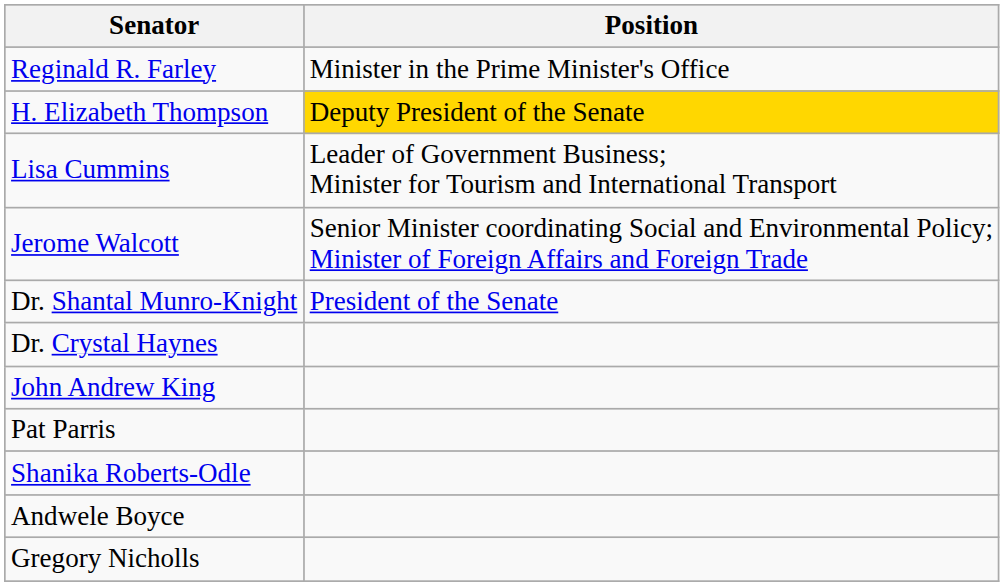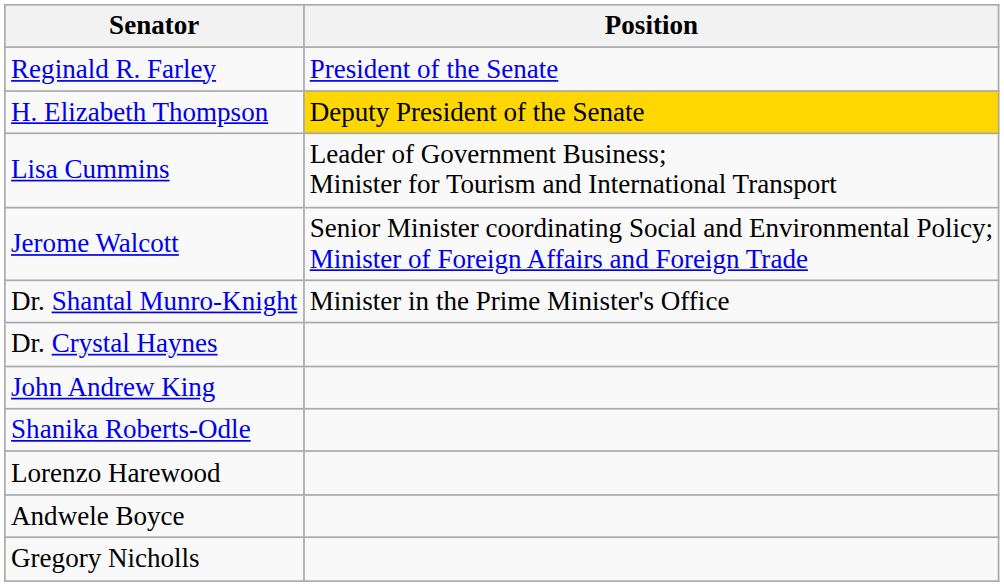(520, 68) Minister in the Prime Minister's Office -> (434, 68) President of the Senate
(434, 301) President of the Senate -> (520, 301) Minister in the Prime Minister's Office
- row: (63, 429)
+ row: (116, 472)
